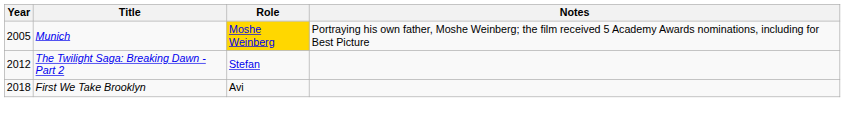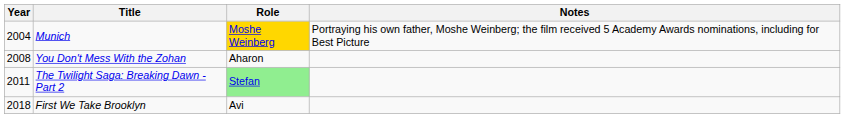(19, 36) 2005 -> (19, 36) 2004
+ row: (111, 59)
(19, 65) 2012 -> (18, 82) 2011
(244, 65) no background -> (244, 82) lightgreen background
